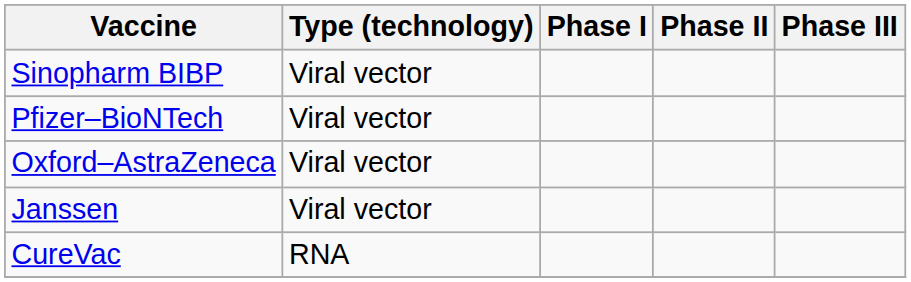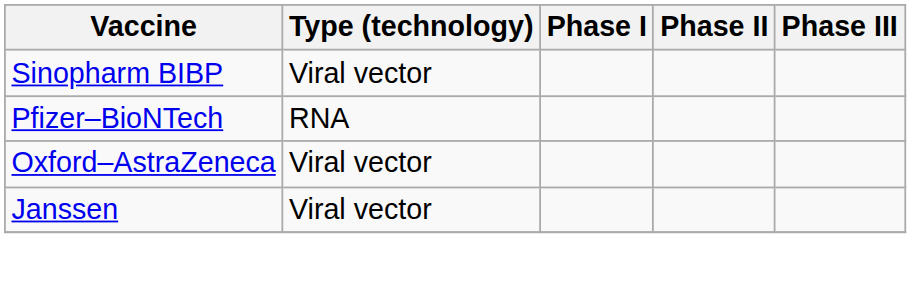(360, 118) Viral vector -> (319, 118) RNA
- row: (66, 254)
